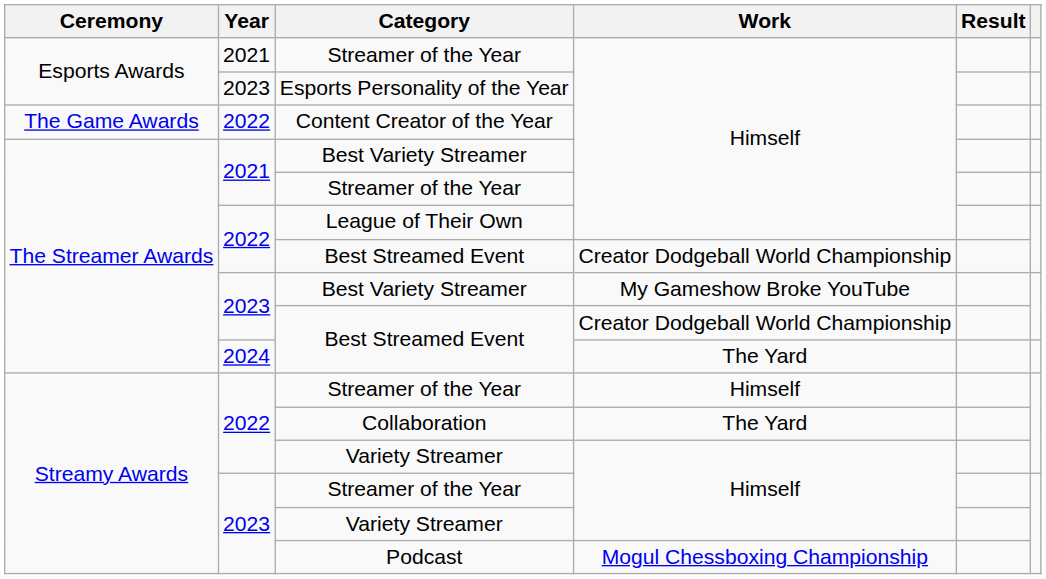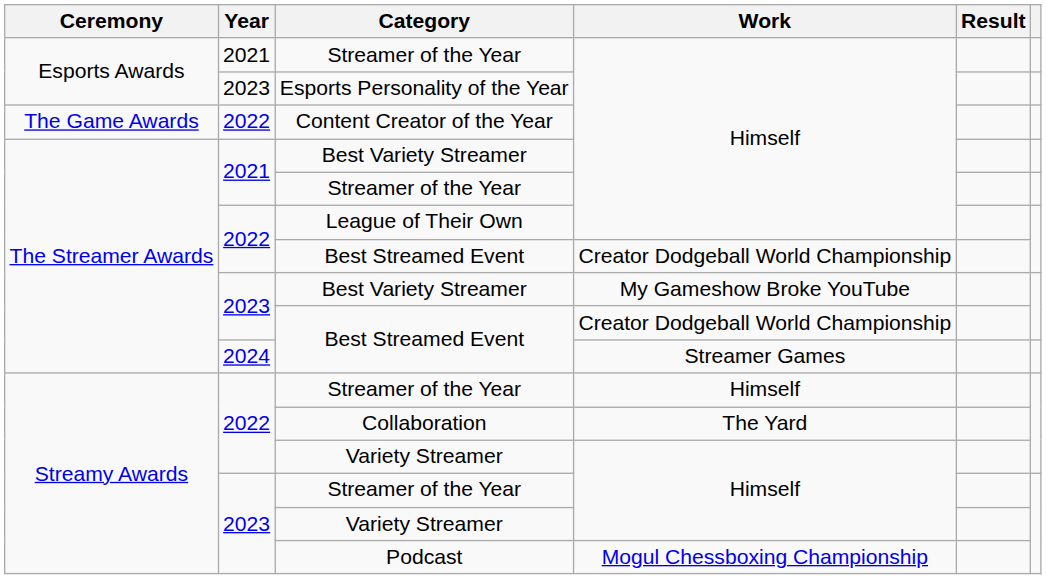(765, 356) The Yard -> (765, 356) Streamer Games
